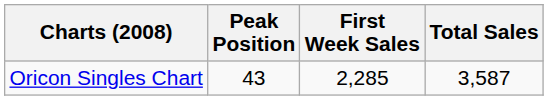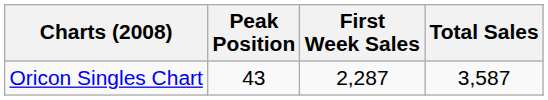(362, 77) 2,285 -> (362, 77) 2,287
